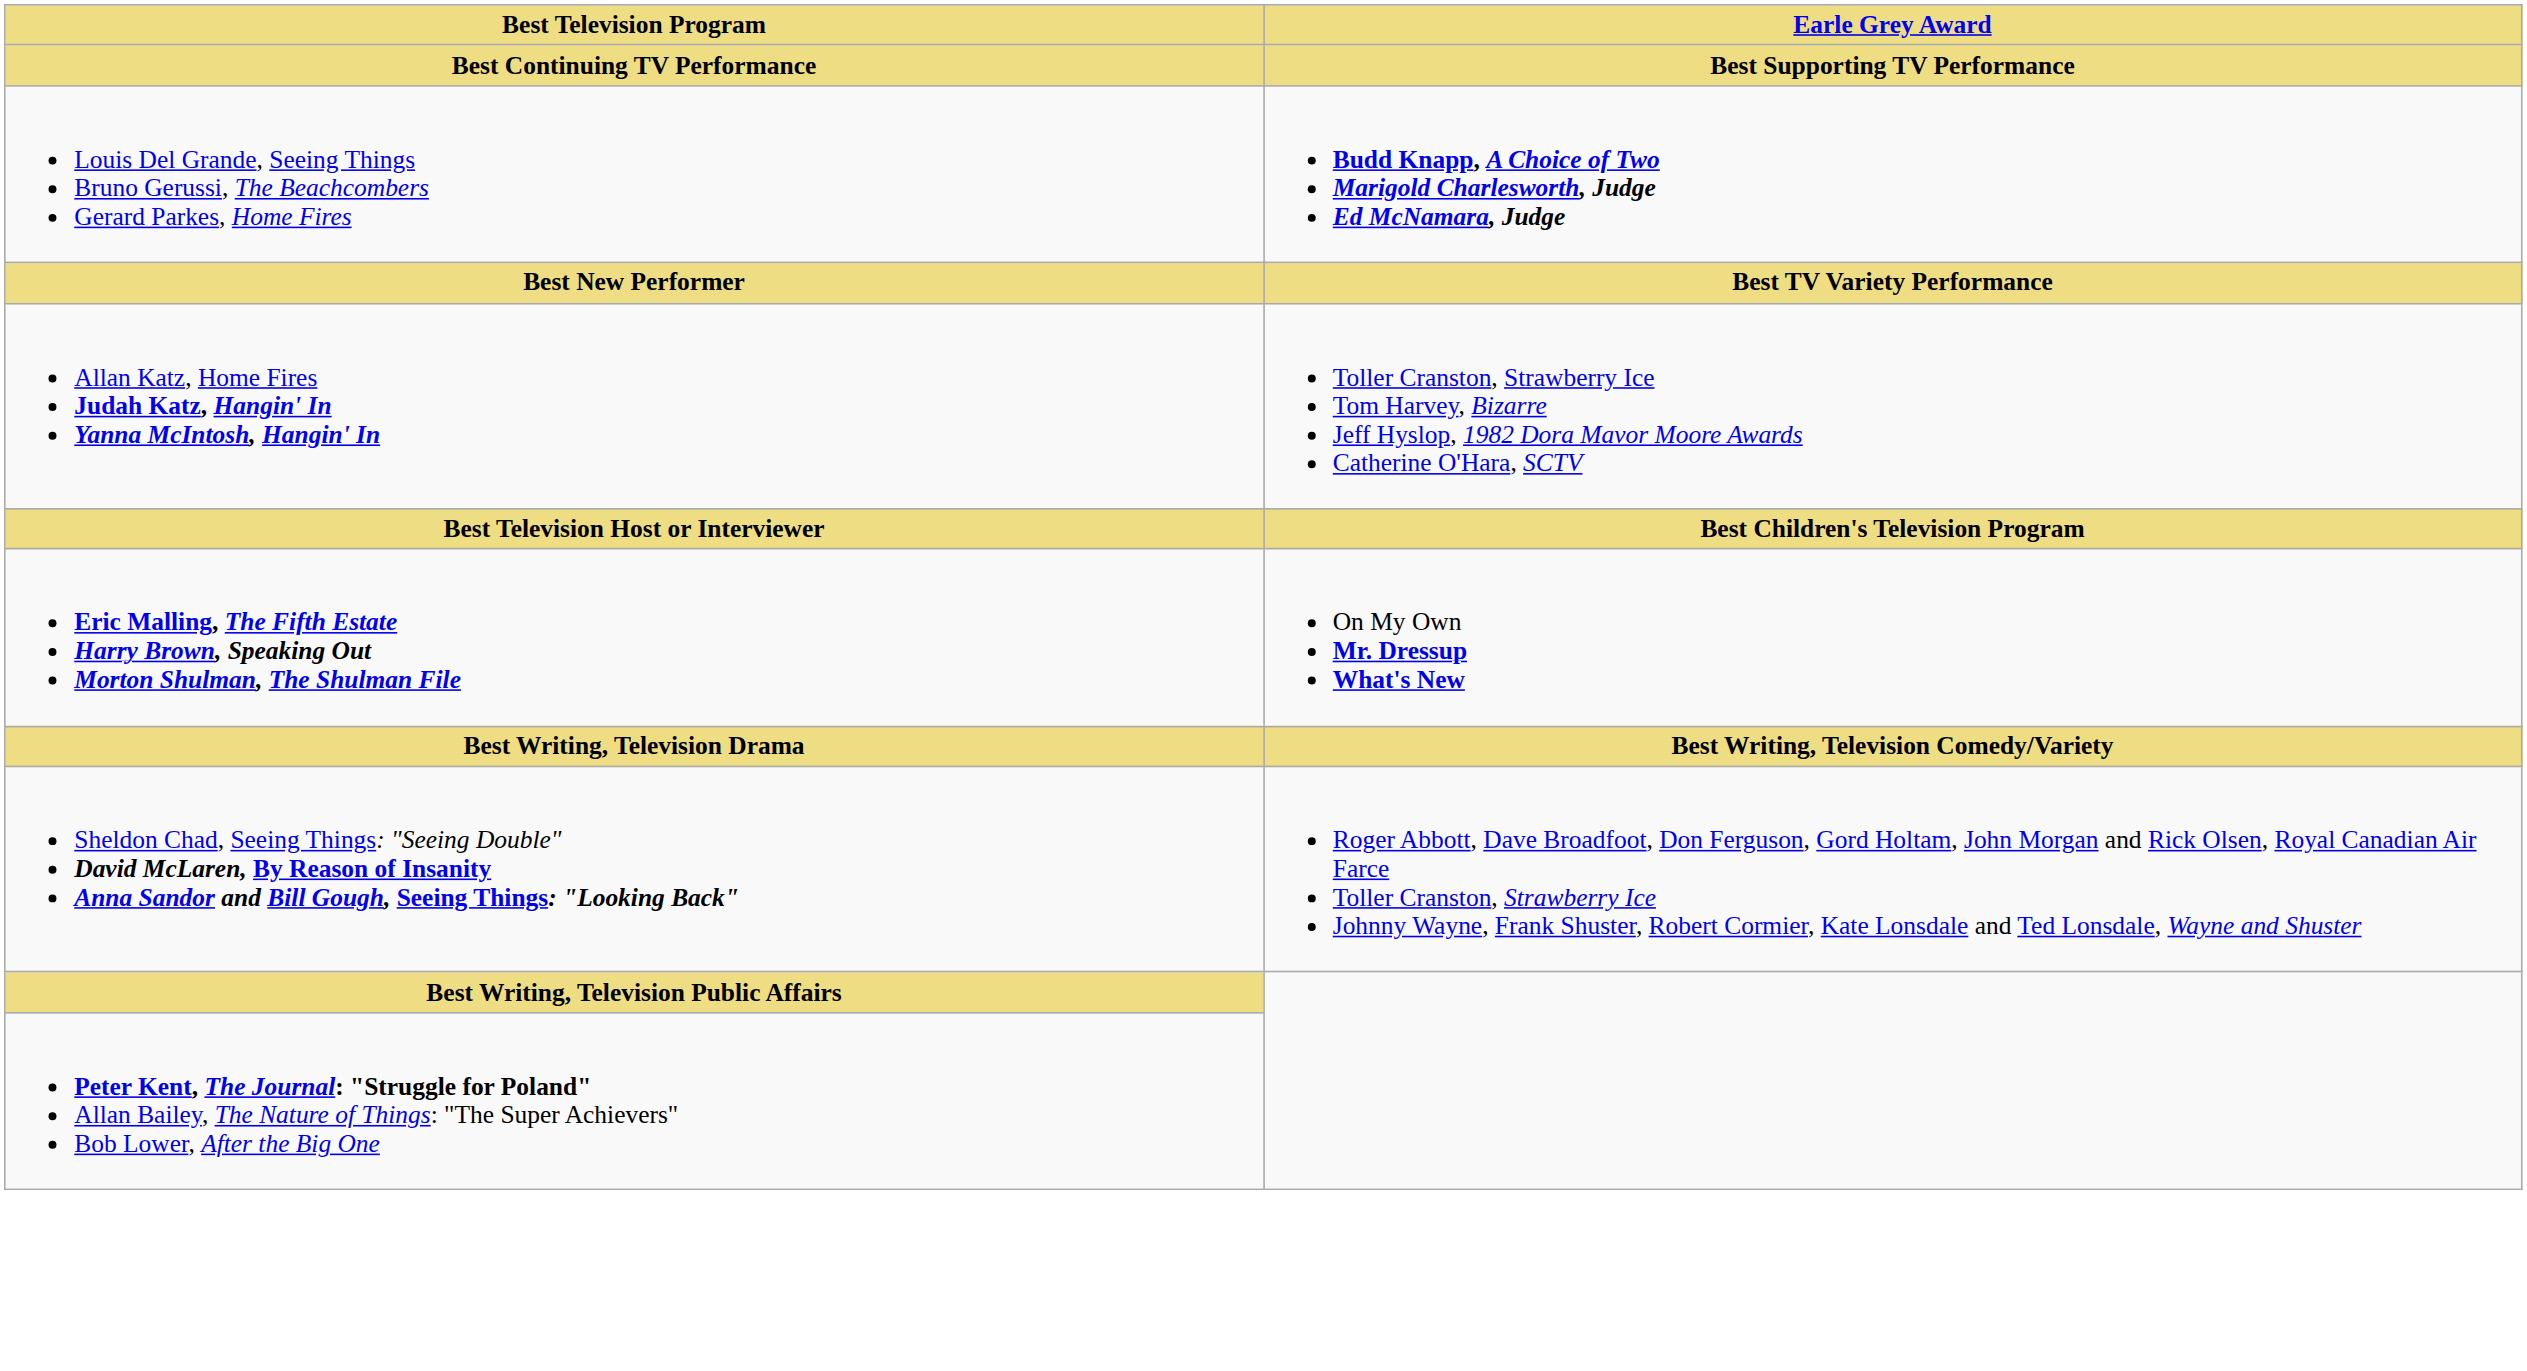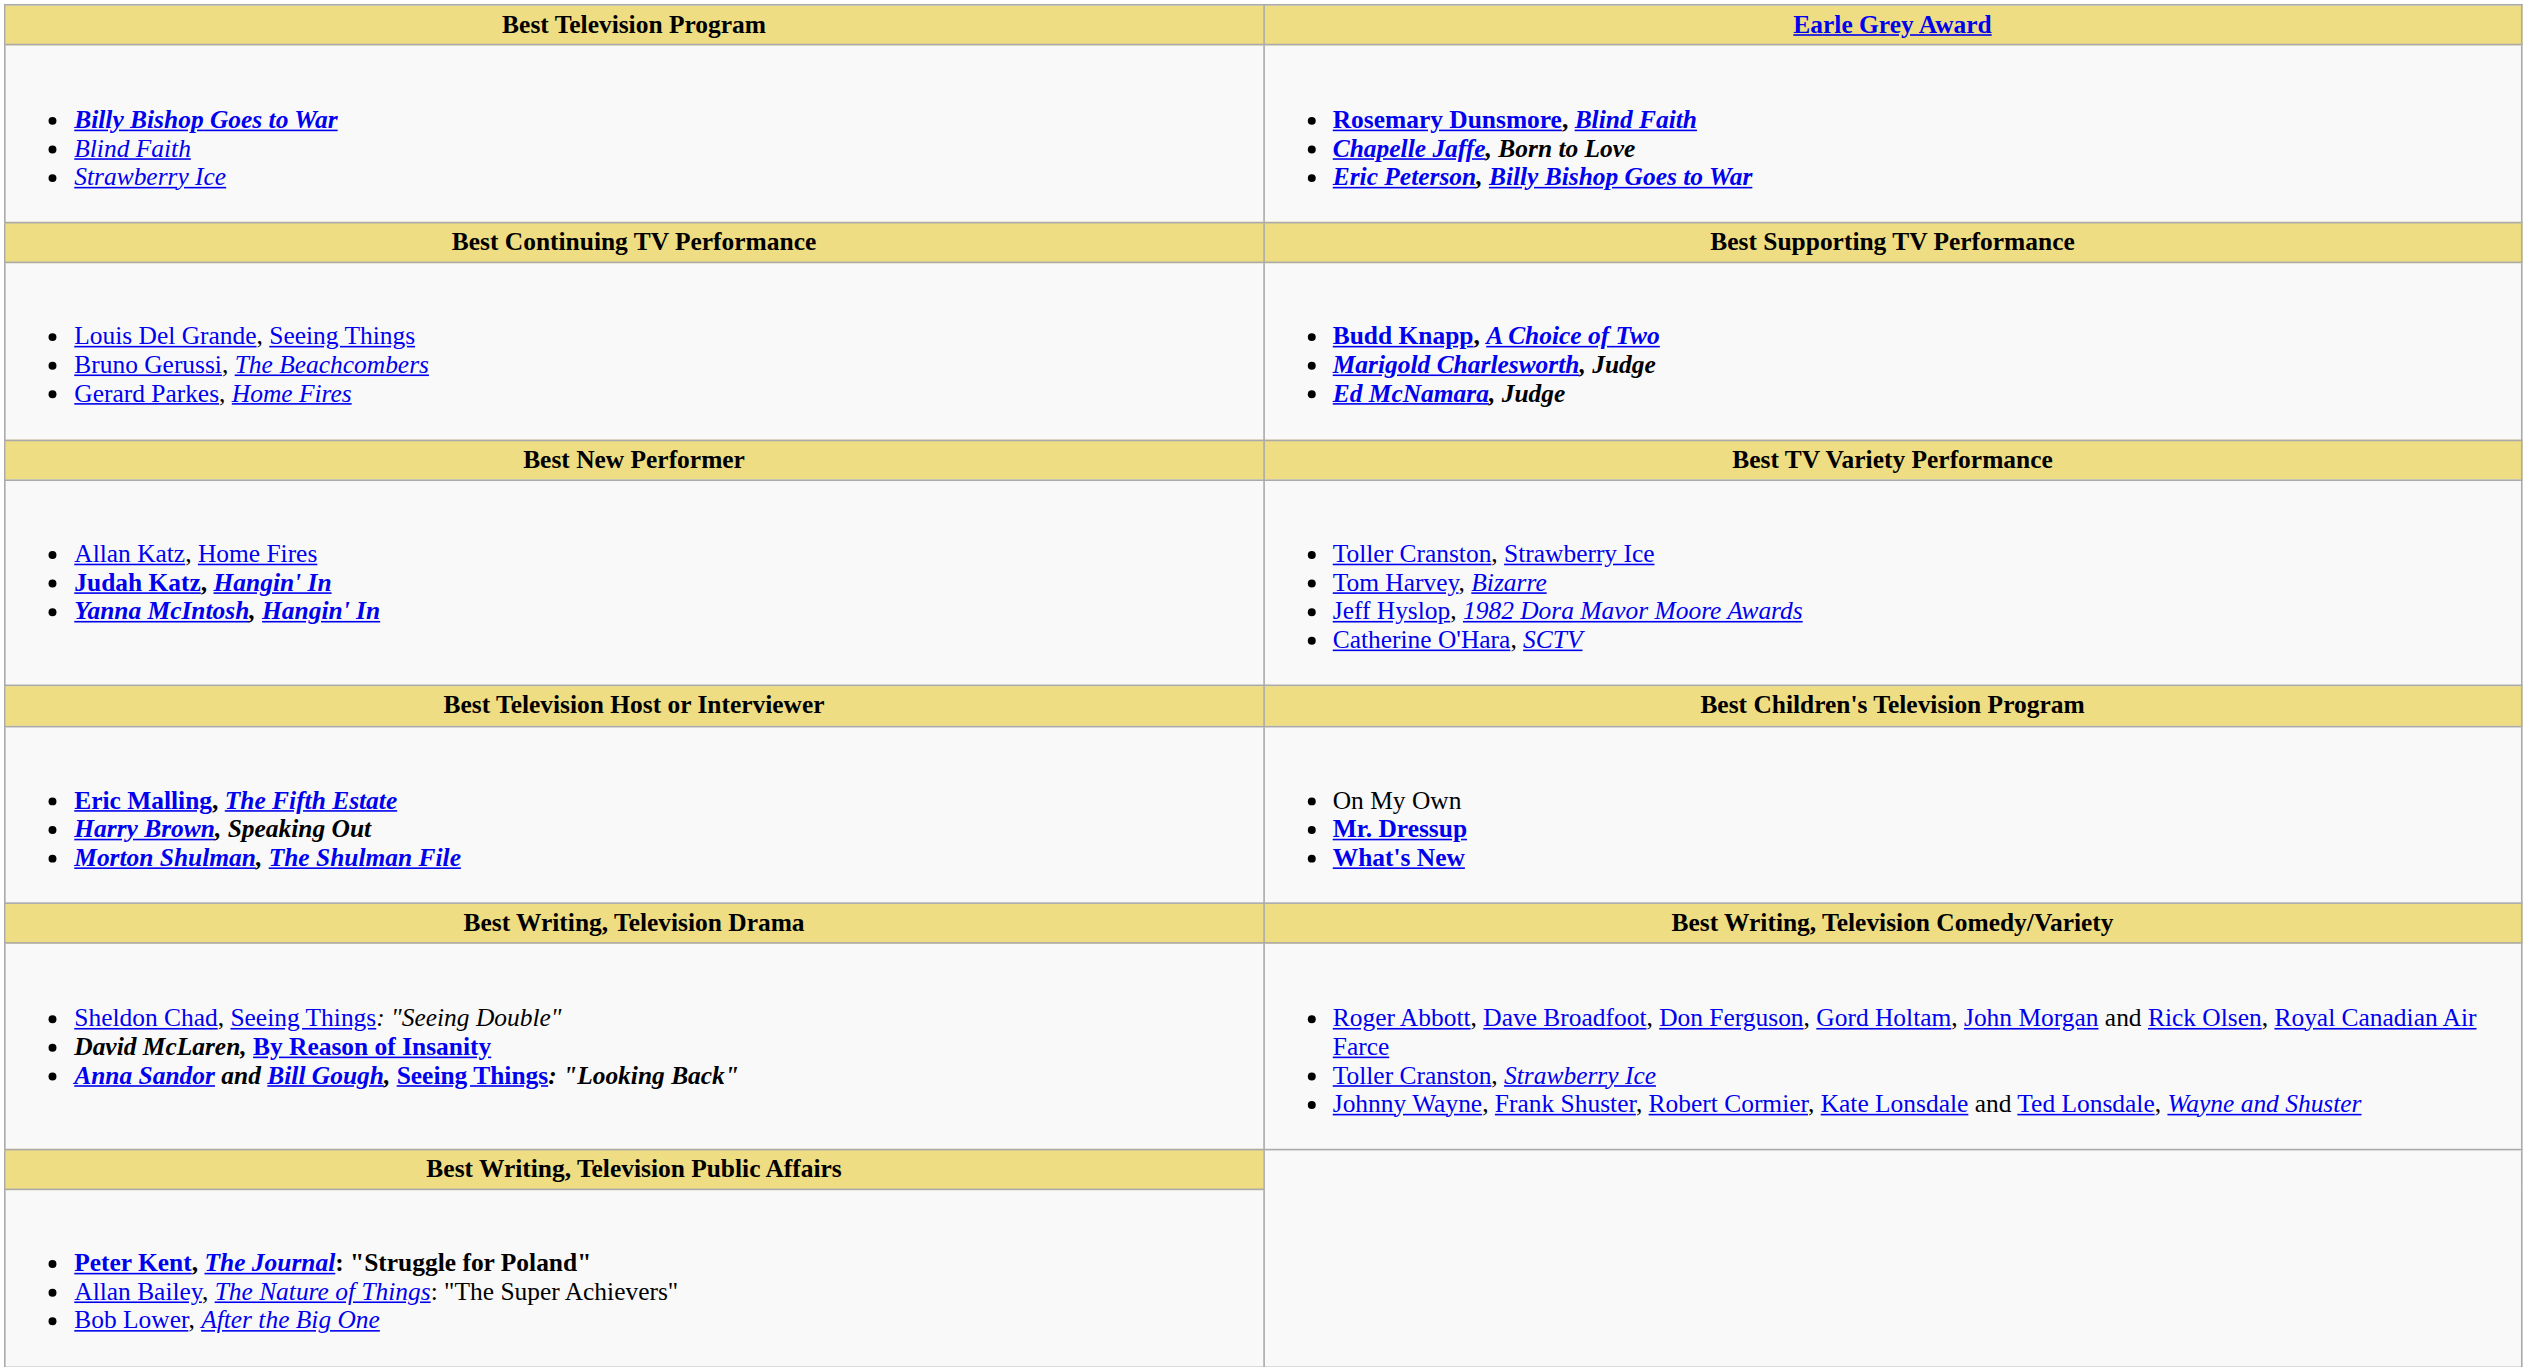+ row: (634, 148)
